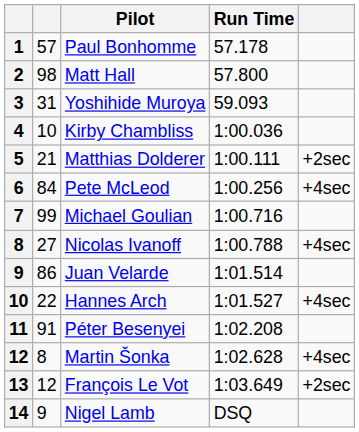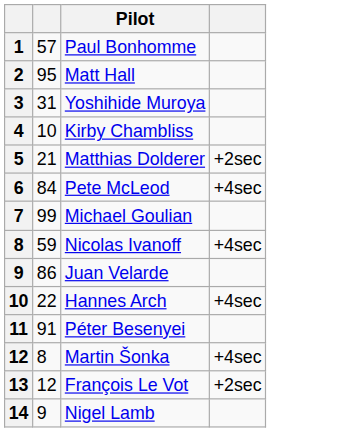- column: (254, 19)
(47, 75) 98 -> (47, 75) 95
(47, 244) 27 -> (47, 244) 59
